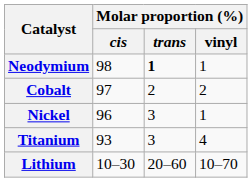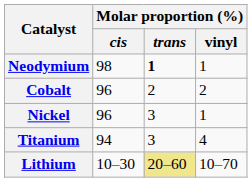(104, 90) 97 -> (104, 90) 96
(104, 139) 93 -> (104, 139) 94
(167, 164) no background -> (167, 164) khaki background
